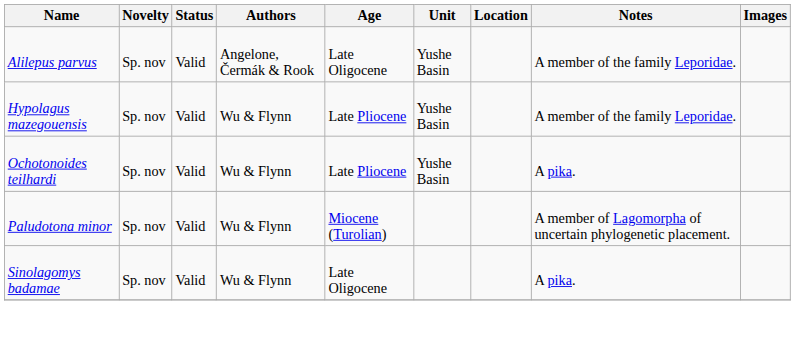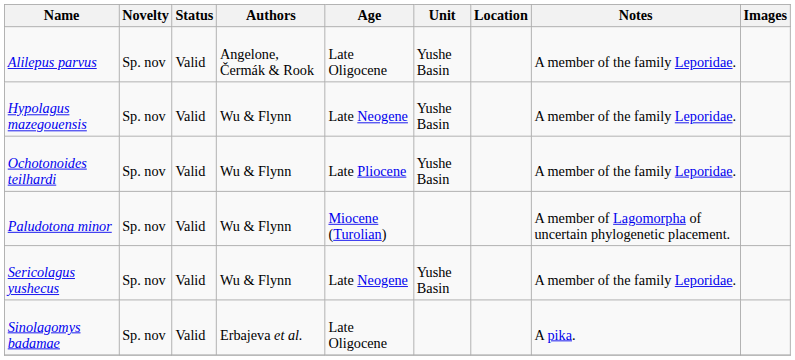(367, 117) Late Pliocene -> (368, 117) Late Neogene
(555, 171) A pika. -> (635, 171) A member of the family Leporidae.
+ row: (41, 280)
(256, 280) Wu & Flynn -> (261, 335) Erbajeva et al.
